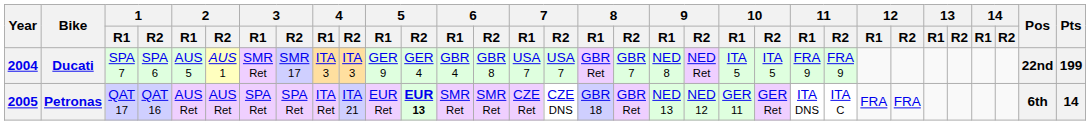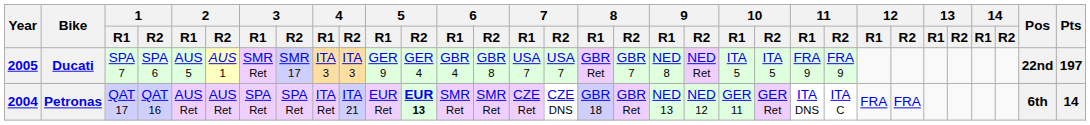(23, 66) 2004 -> (23, 66) 2005
(1071, 66) 199 -> (1071, 66) 197
(23, 102) 2005 -> (23, 102) 2004
